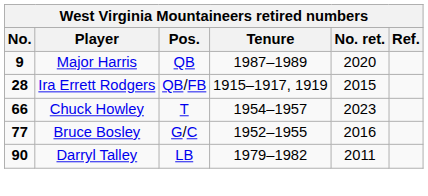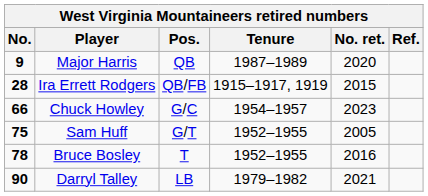(184, 109) T -> (184, 109) G/C
+ row: (97, 132)
(20, 132) 77 -> (20, 156) 78
(184, 132) G/C -> (184, 156) T
(360, 156) 2011 -> (360, 179) 2021
